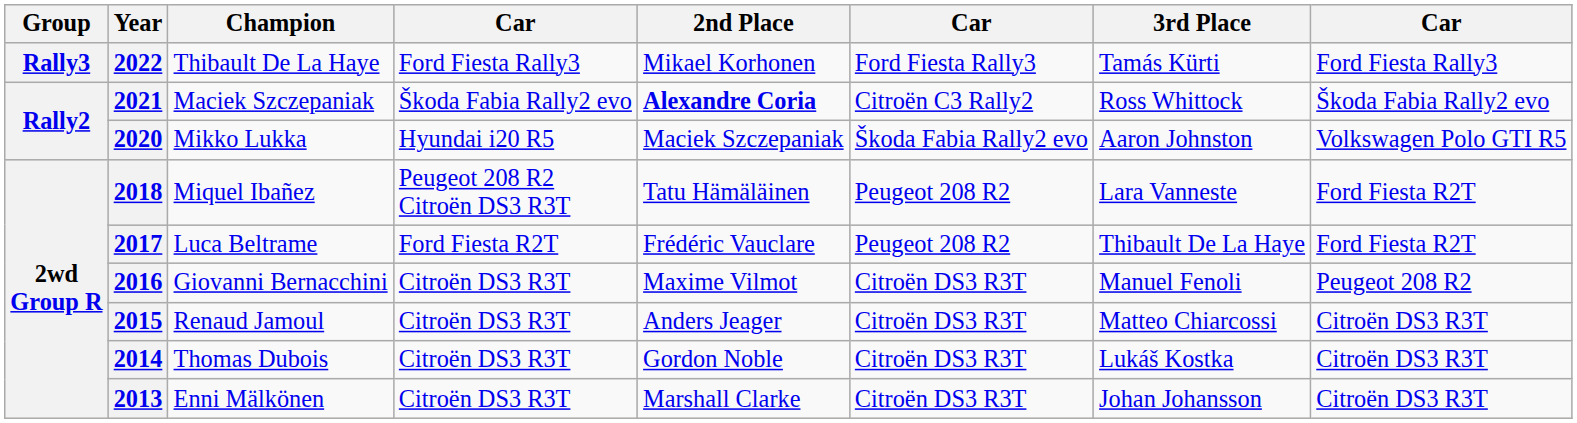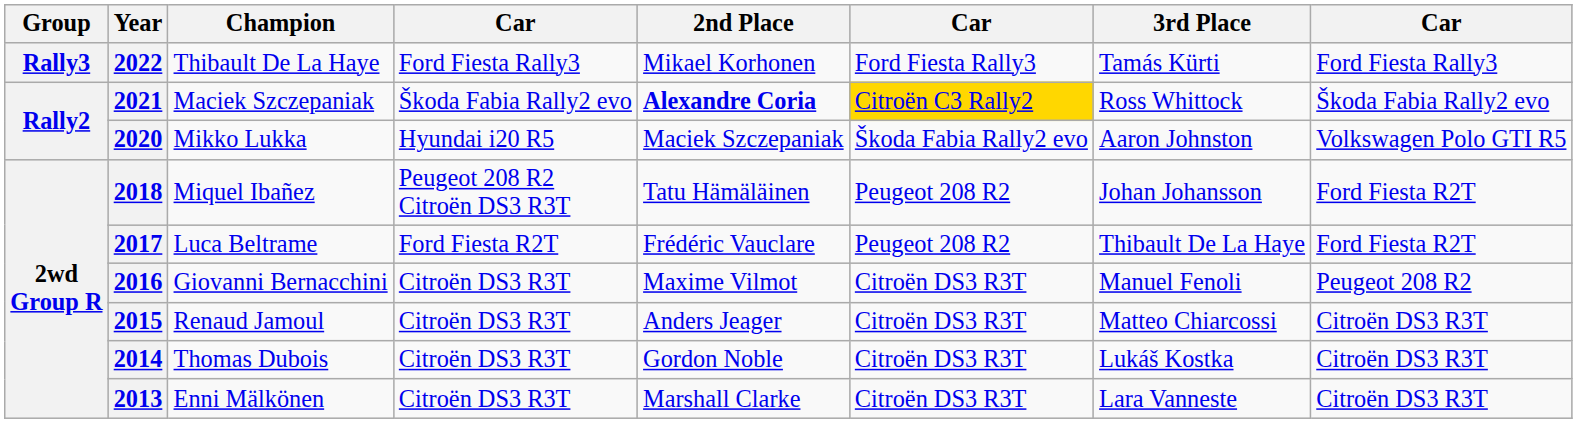(944, 100) no background -> (944, 100) gold background
(1168, 191) Lara Vanneste -> (1180, 191) Johan Johansson
(1180, 398) Johan Johansson -> (1168, 398) Lara Vanneste
